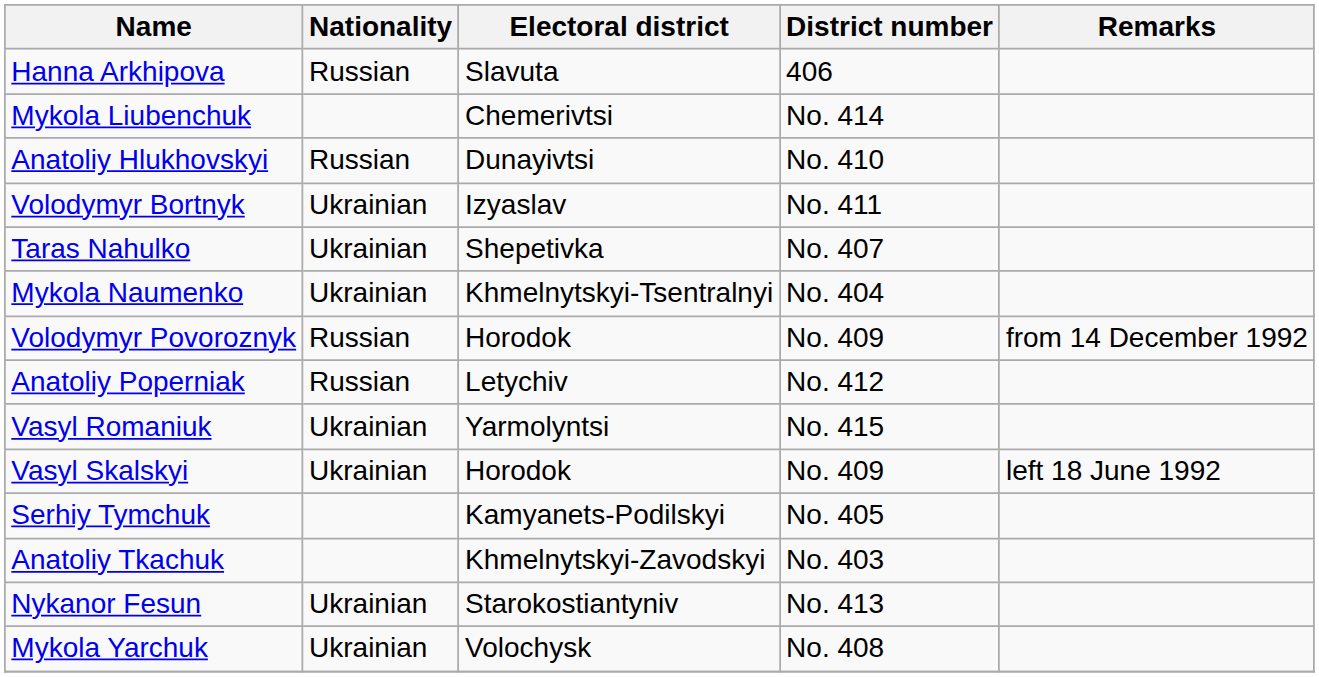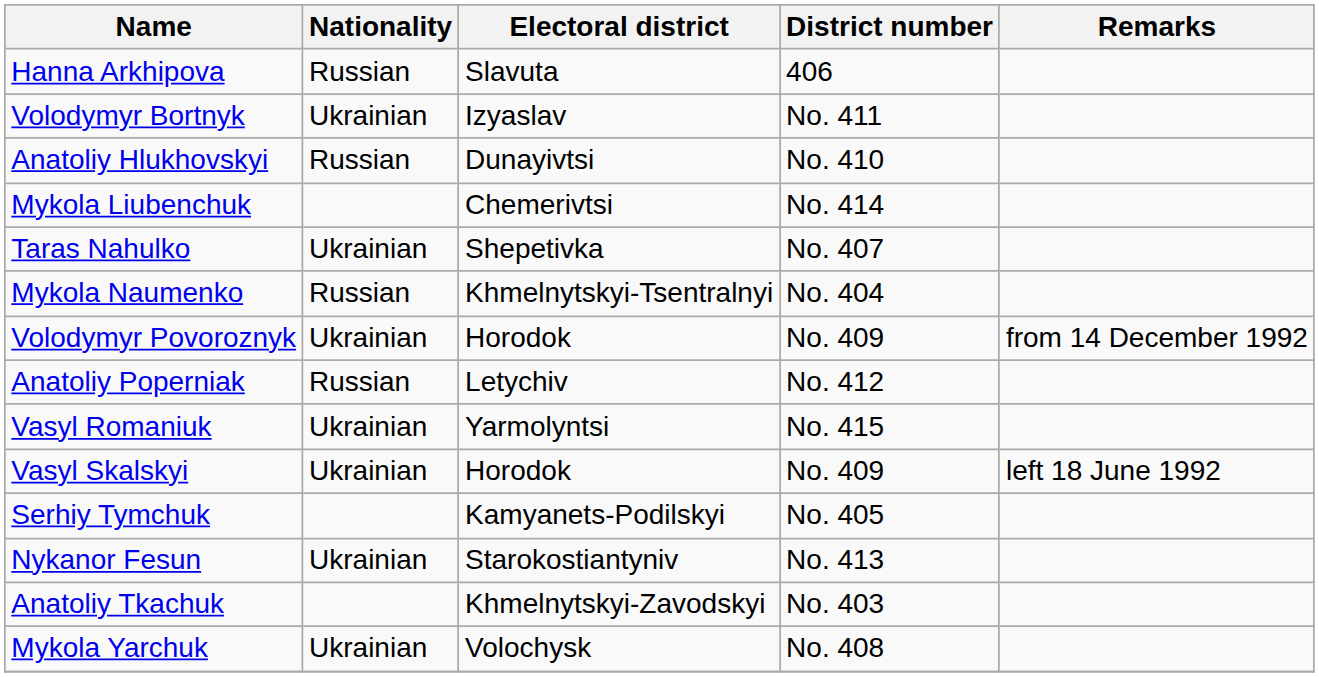rows swapped: (128, 204) <-> (131, 115)
(368, 293) Ukrainian -> (360, 293) Russian
(360, 337) Russian -> (368, 337) Ukrainian
rows swapped: (118, 559) <-> (106, 603)
